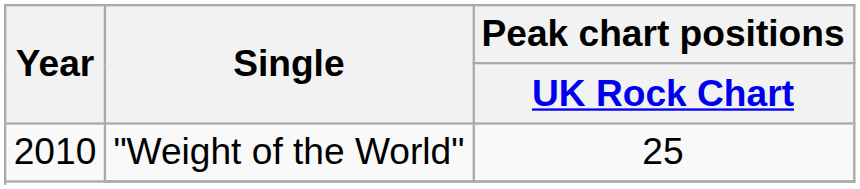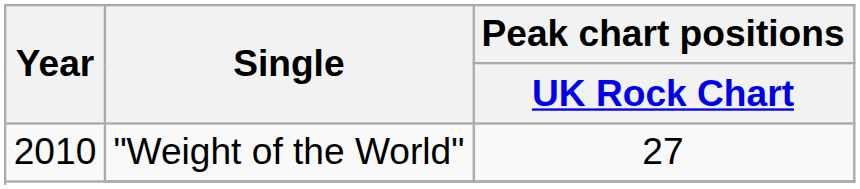(663, 151) 25 -> (663, 151) 27
